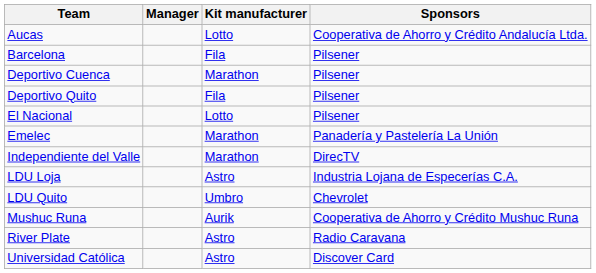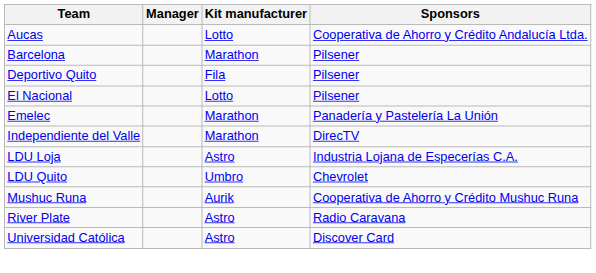(215, 55) Fila -> (232, 55) Marathon
- row: (59, 75)
